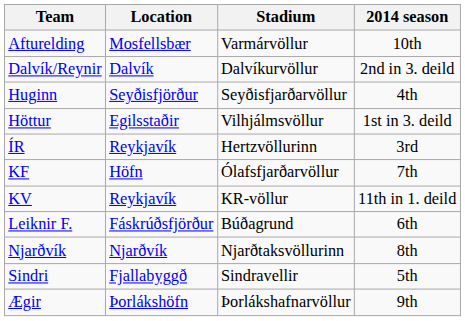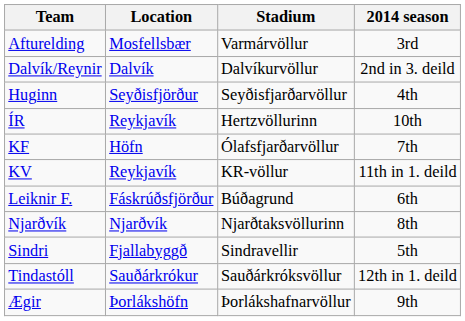(407, 43) 10th -> (408, 43) 3rd
- row: (30, 120)
(407, 146) 3rd -> (408, 120) 10th
+ row: (41, 276)
